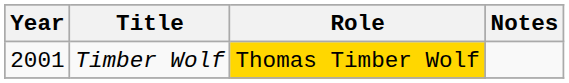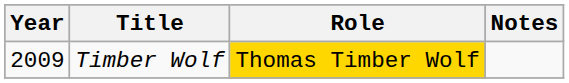(37, 60) 2001 -> (37, 60) 2009
